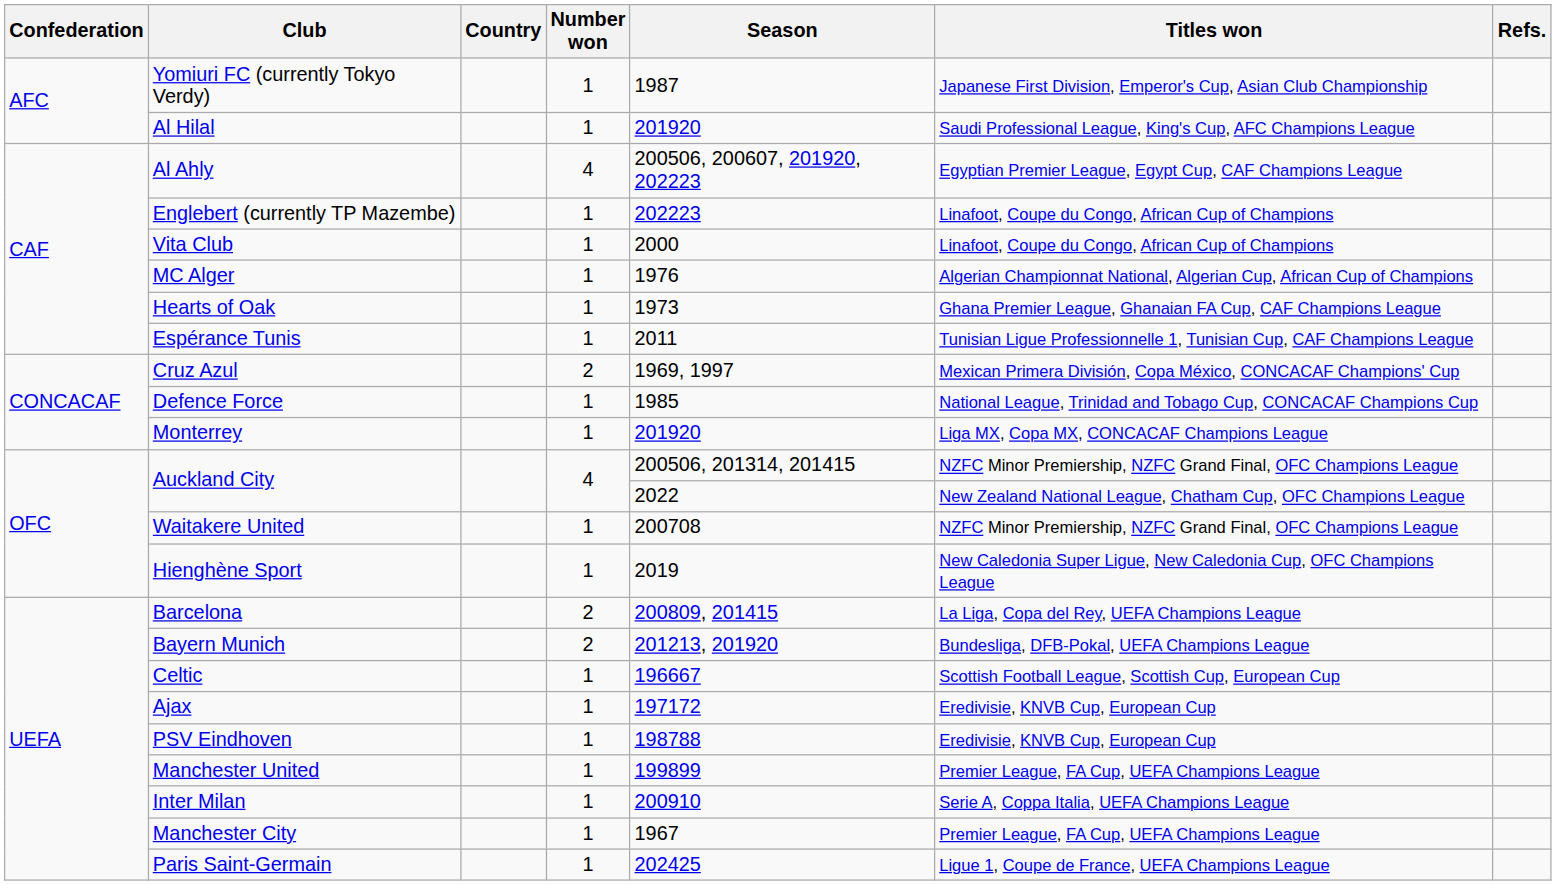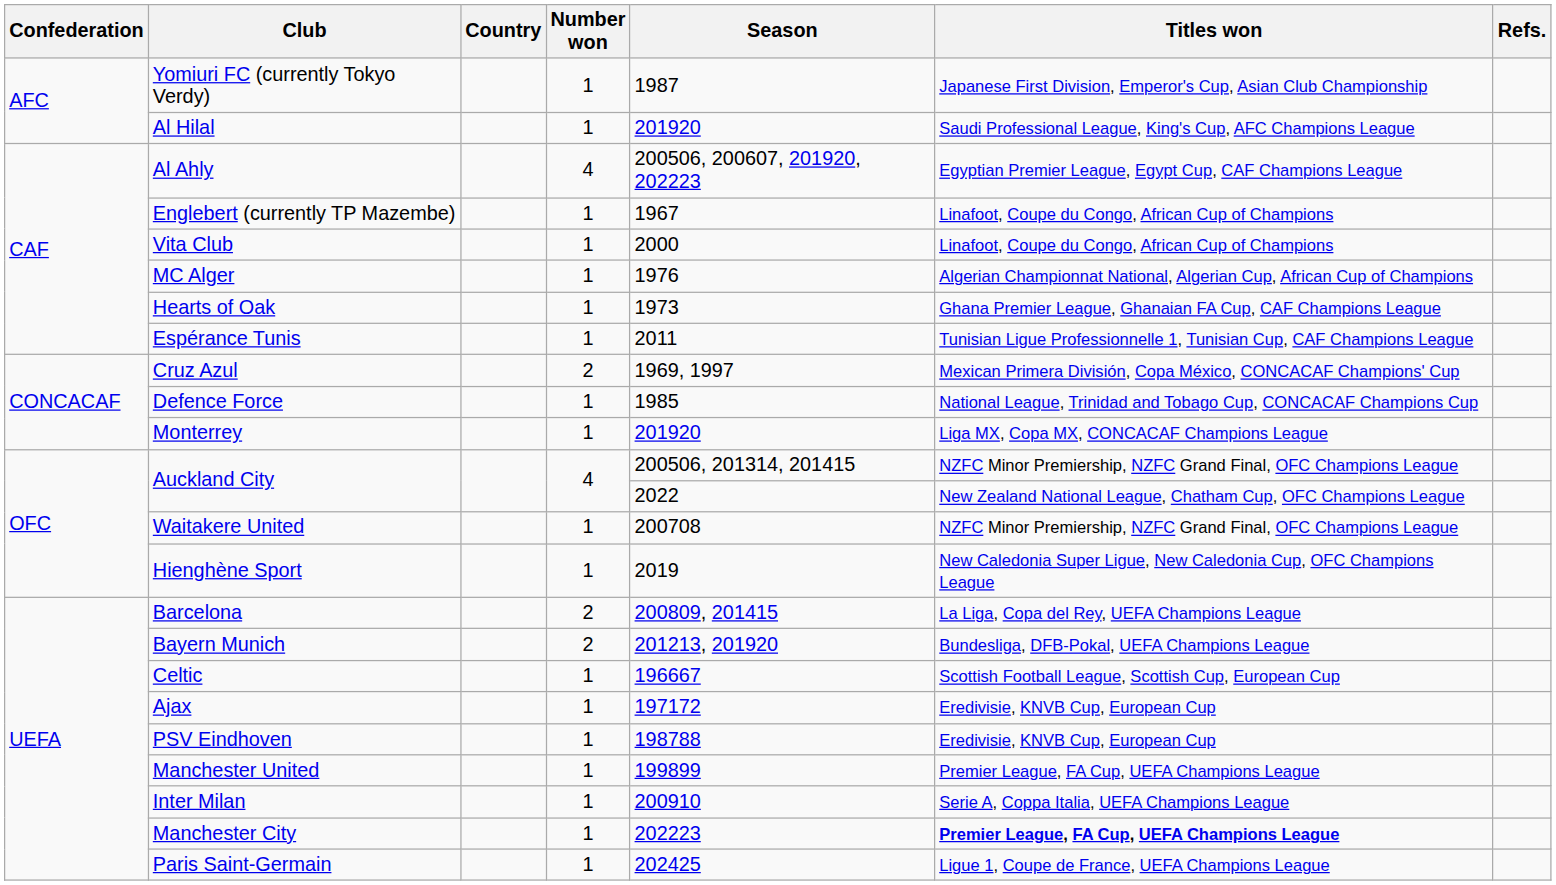(668, 213) 202223 -> (657, 213) 1967
(657, 833) 1967 -> (668, 833) 202223
(1129, 834) normal -> (1139, 833) bold
